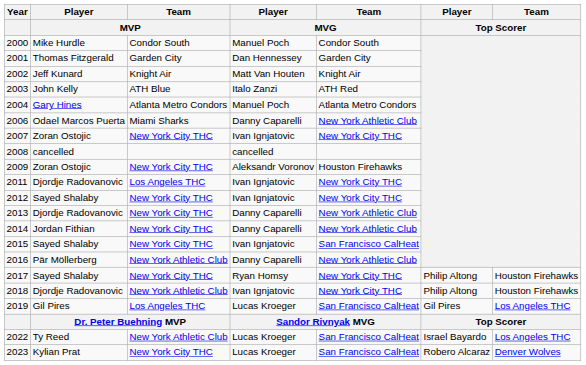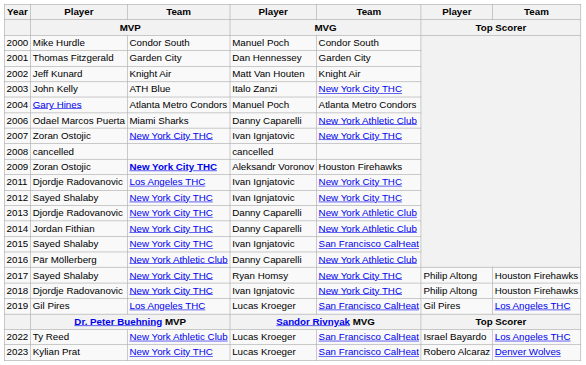(338, 89) ATH Red -> (360, 89) New York City THC
(171, 167) normal -> (173, 167) bold
(179, 290) New York Athletic Club -> (171, 290) New York City THC
